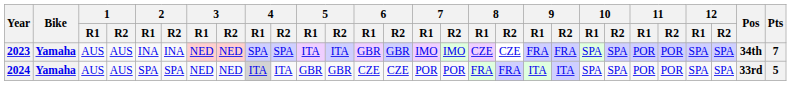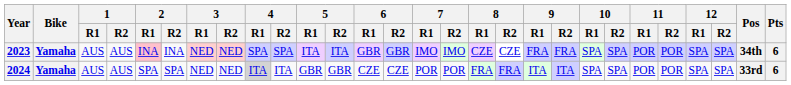(148, 52) no background -> (148, 52) pink background
(776, 52) 7 -> (776, 52) 6
(776, 71) 5 -> (776, 71) 6
